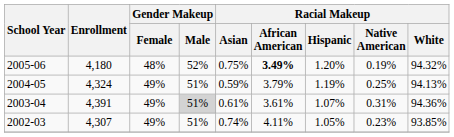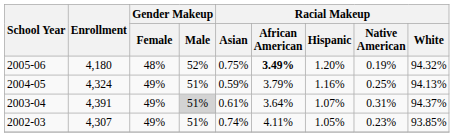(330, 85) 1.19% -> (330, 85) 1.16%
(278, 104) 3.61% -> (278, 104) 3.64%
(429, 104) 94.36% -> (429, 104) 94.37%
